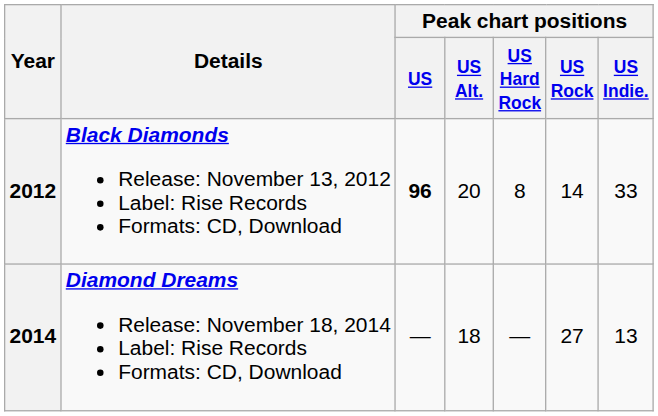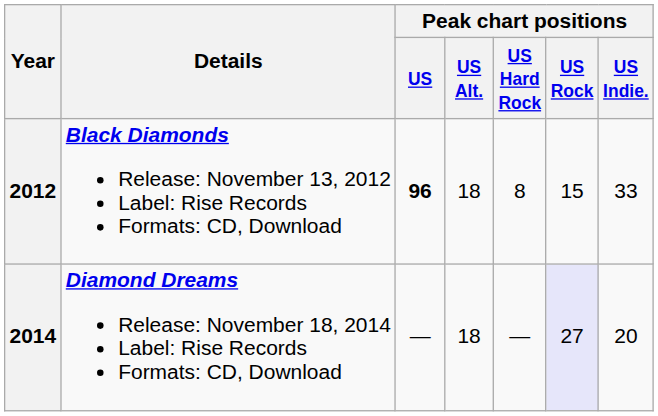(469, 191) 20 -> (469, 191) 18
(572, 191) 14 -> (572, 191) 15
(572, 336) no background -> (572, 336) lavender background
(626, 336) 13 -> (626, 336) 20
